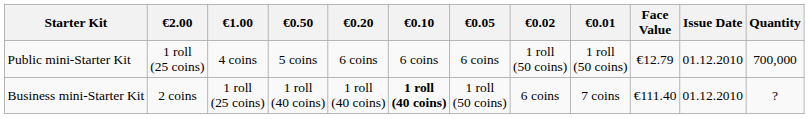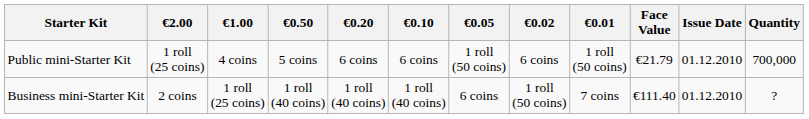(480, 59) 6 coins -> (479, 59) 1 roll (50 coins)
(540, 59) 1 roll (50 coins) -> (539, 59) 6 coins
(655, 59) €12.79 -> (654, 59) €21.79
(419, 95) bold -> (419, 95) normal
(480, 95) 1 roll (50 coins) -> (479, 95) 6 coins
(540, 95) 6 coins -> (539, 95) 1 roll (50 coins)
